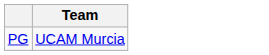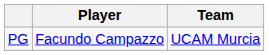+ column: (100, 15)
